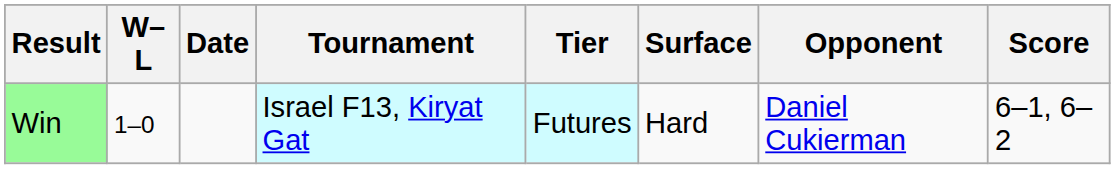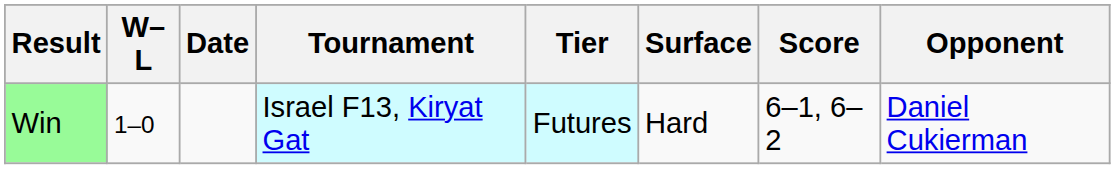columns swapped: (873, 43) <-> (1049, 43)
